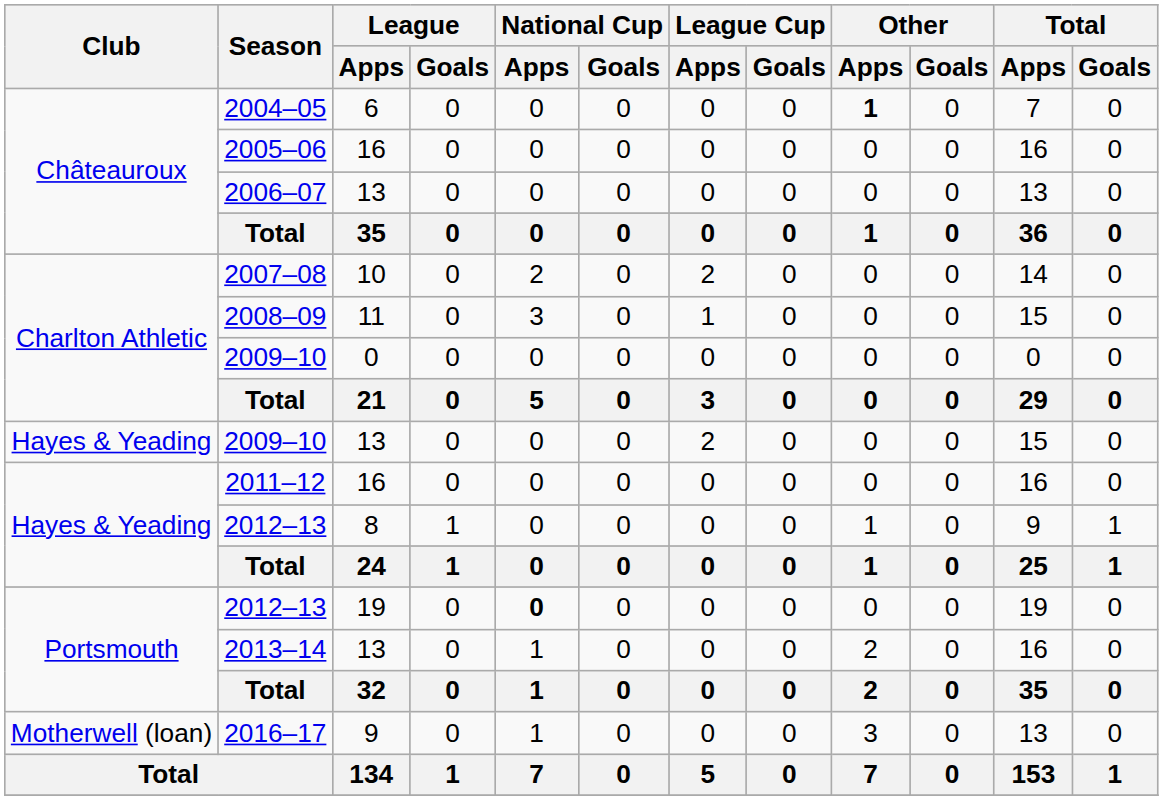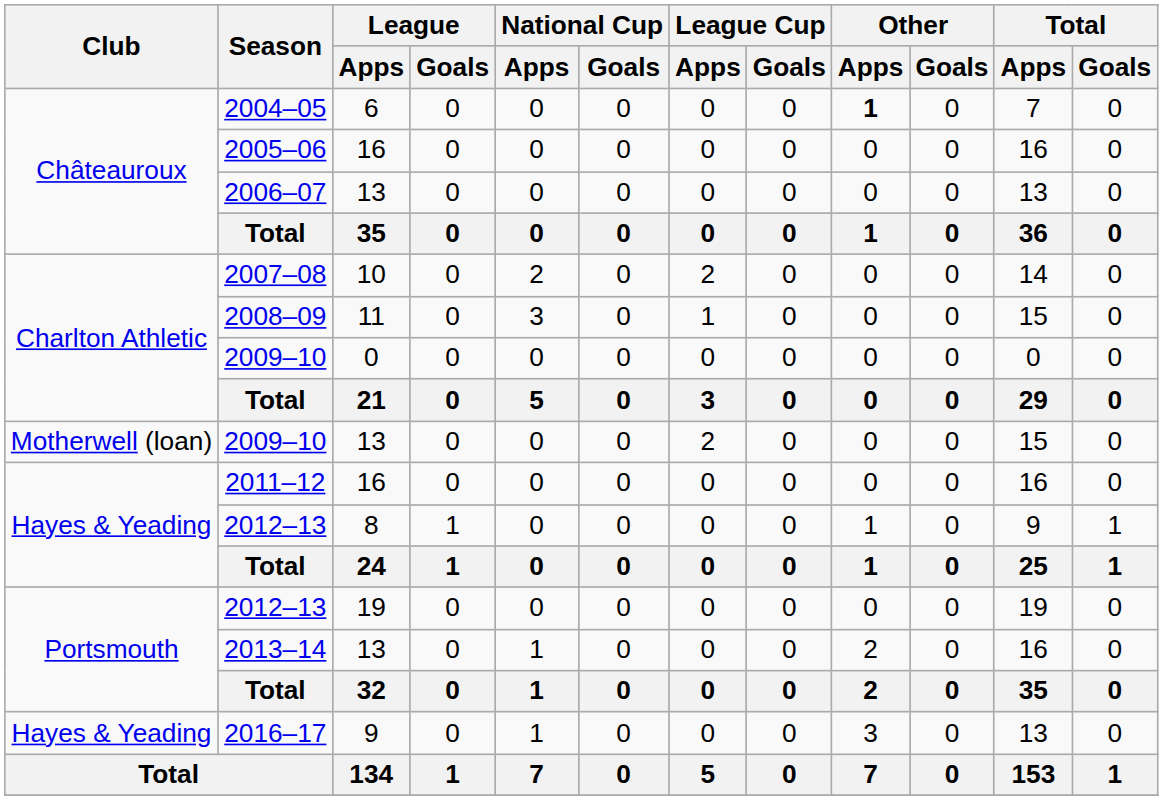(111, 441) Hayes & Yeading -> (111, 441) Motherwell (loan)
(537, 607) bold -> (537, 607) normal
(111, 732) Motherwell (loan) -> (111, 732) Hayes & Yeading
